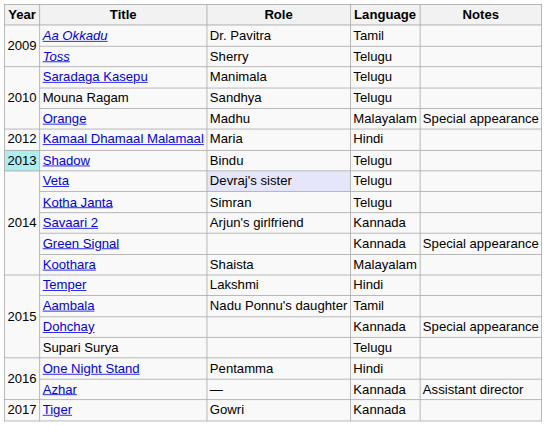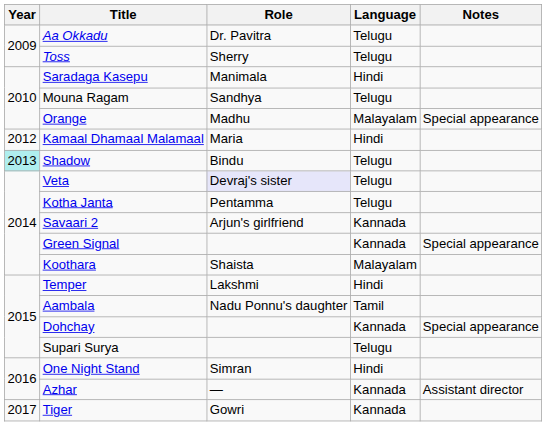(369, 35) Tamil -> (373, 35) Telugu
(373, 77) Telugu -> (368, 77) Hindi
(231, 202) Simran -> (242, 202) Pentamma
(242, 368) Pentamma -> (231, 368) Simran
